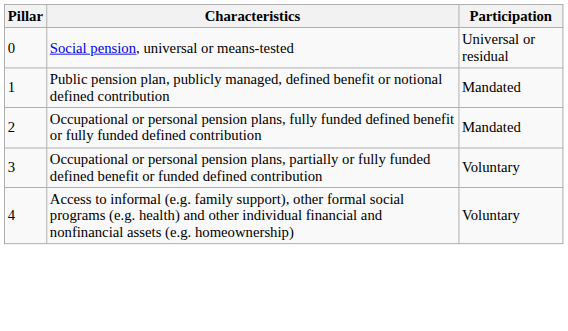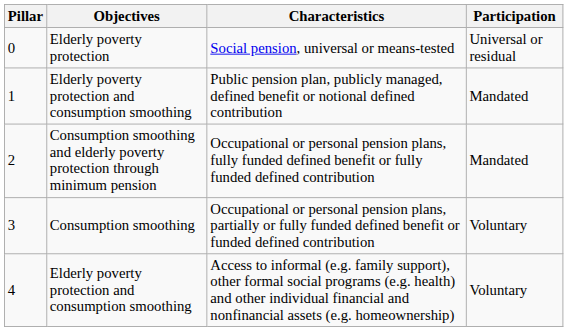+ column: (127, 16)
